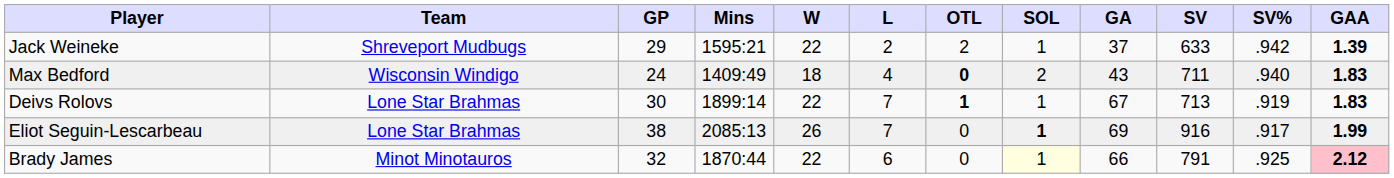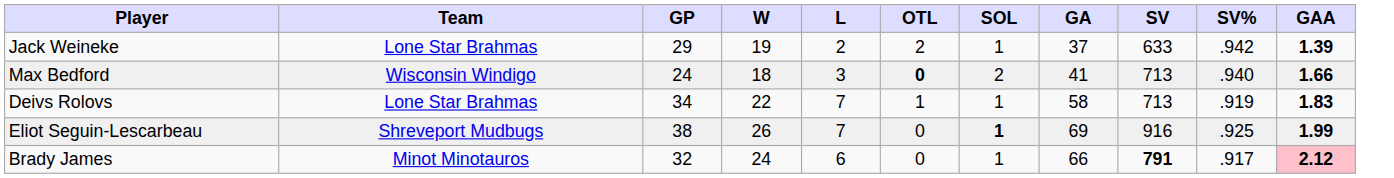- column: (734, 18)
(444, 46) Shreveport Mudbugs -> (461, 46) Lone Star Brahmas
(812, 46) 22 -> (761, 46) 19
(888, 74) 4 -> (841, 74) 3
(1118, 74) 43 -> (1078, 74) 41
(1195, 74) 711 -> (1157, 74) 713
(1350, 74) 1.83 -> (1316, 74) 1.66
(656, 103) 30 -> (682, 103) 34
(964, 103) bold -> (920, 103) normal
(1118, 103) 67 -> (1078, 103) 58
(444, 131) Lone Star Brahmas -> (461, 131) Shreveport Mudbugs
(1272, 131) .917 -> (1237, 131) .925
(812, 159) 22 -> (761, 159) 24
(1041, 159) lightyellow background -> (999, 159) no background
(1195, 159) normal -> (1157, 159) bold
(1272, 159) .925 -> (1237, 159) .917
